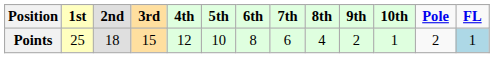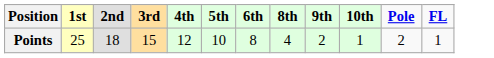- column: (287, 16)
(472, 40) lightblue background -> (438, 40) no background
